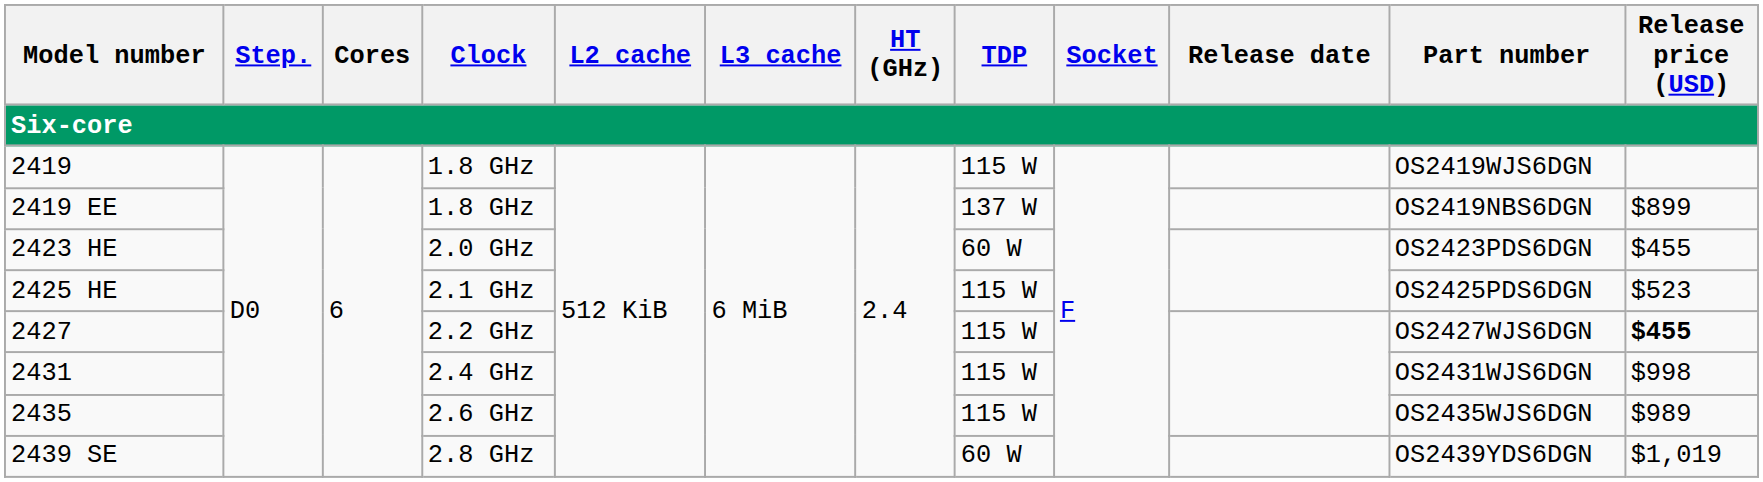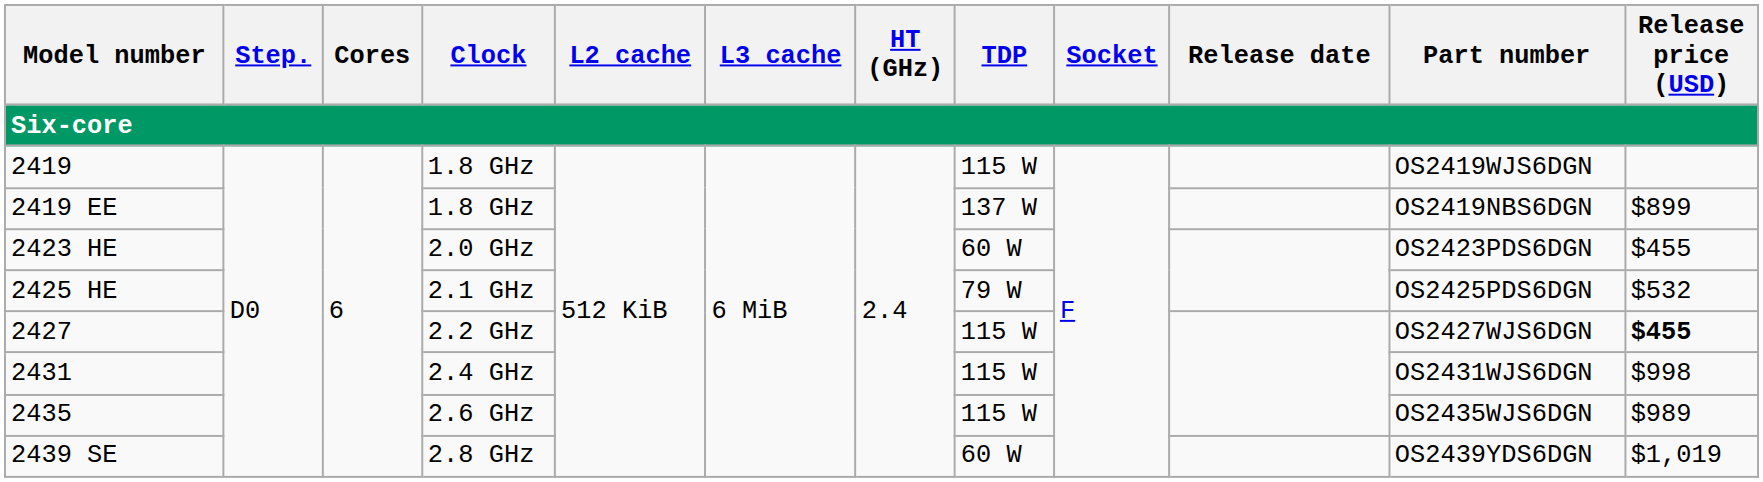(999, 291) 115 W -> (991, 291) 79 W
(1661, 291) $523 -> (1661, 291) $532
